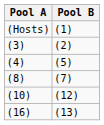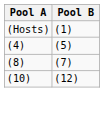- row: (16, 46)
- row: (19, 112)
